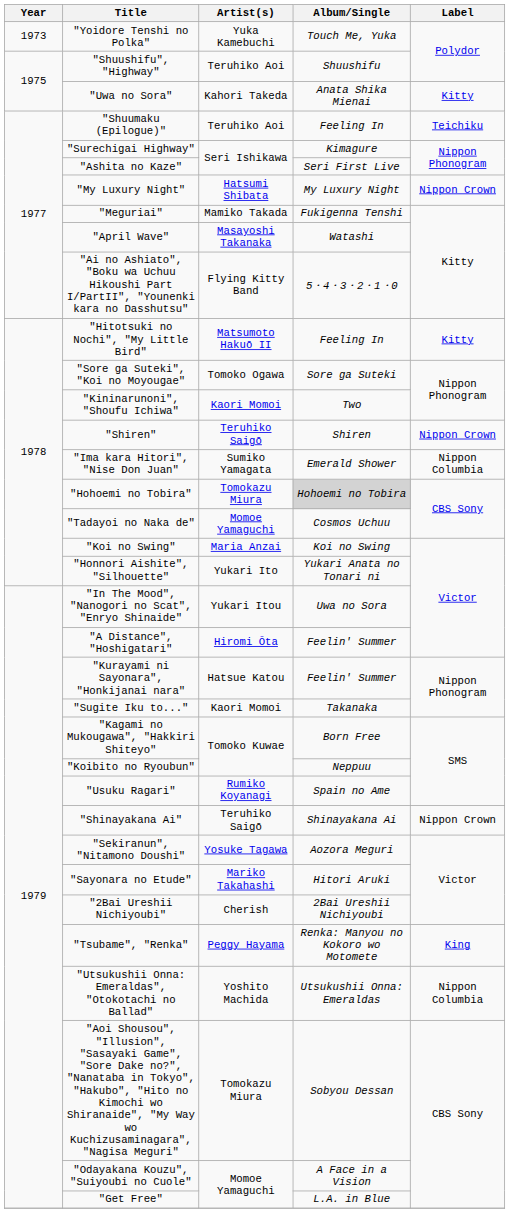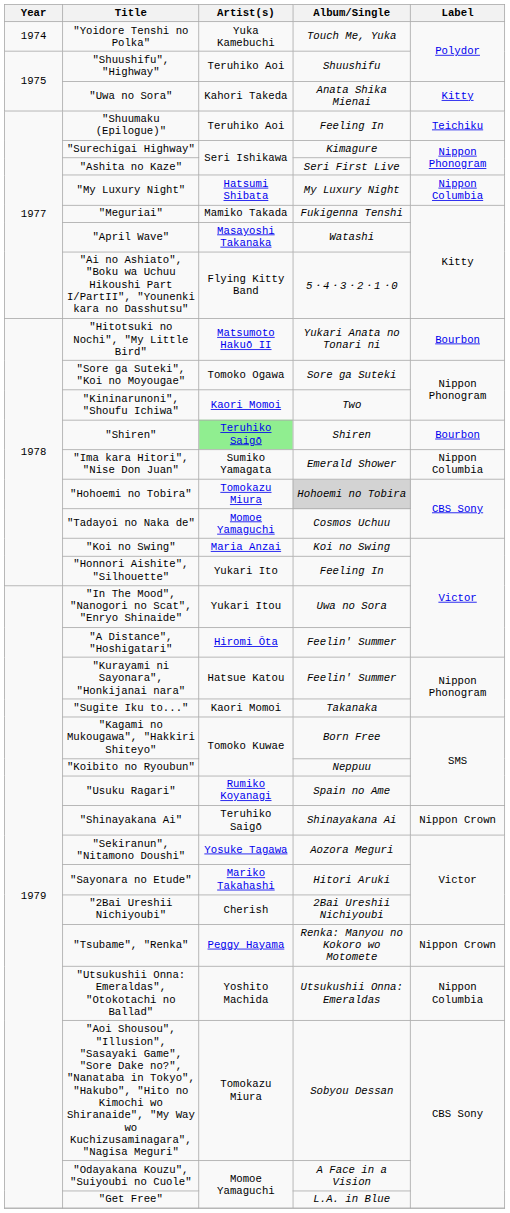(34, 37) 1973 -> (34, 37) 1974
(458, 190) Nippon Crown -> (458, 190) Nippon Columbia
(352, 340) Feeling In -> (352, 340) Yukari Anata no Tonari ni
(458, 340) Kitty -> (458, 340) Bourbon
(246, 435) no background -> (246, 435) lightgreen background
(458, 435) Nippon Crown -> (458, 435) Bourbon
(352, 571) Yukari Anata no Tonari ni -> (352, 571) Feeling In
(458, 945) King -> (458, 945) Nippon Crown
